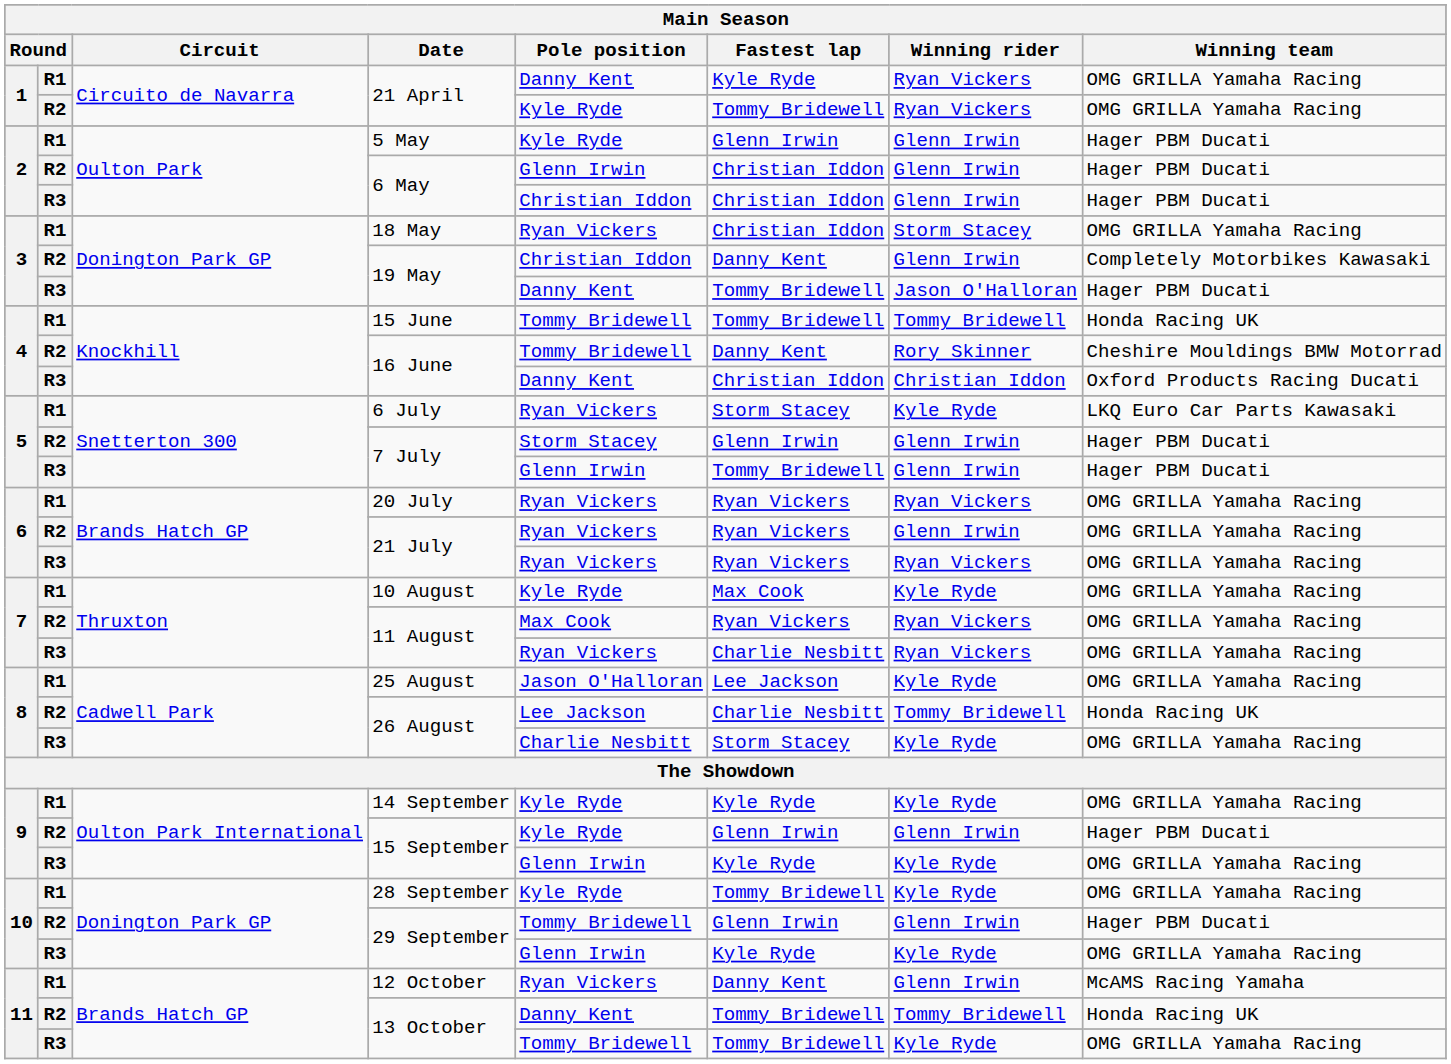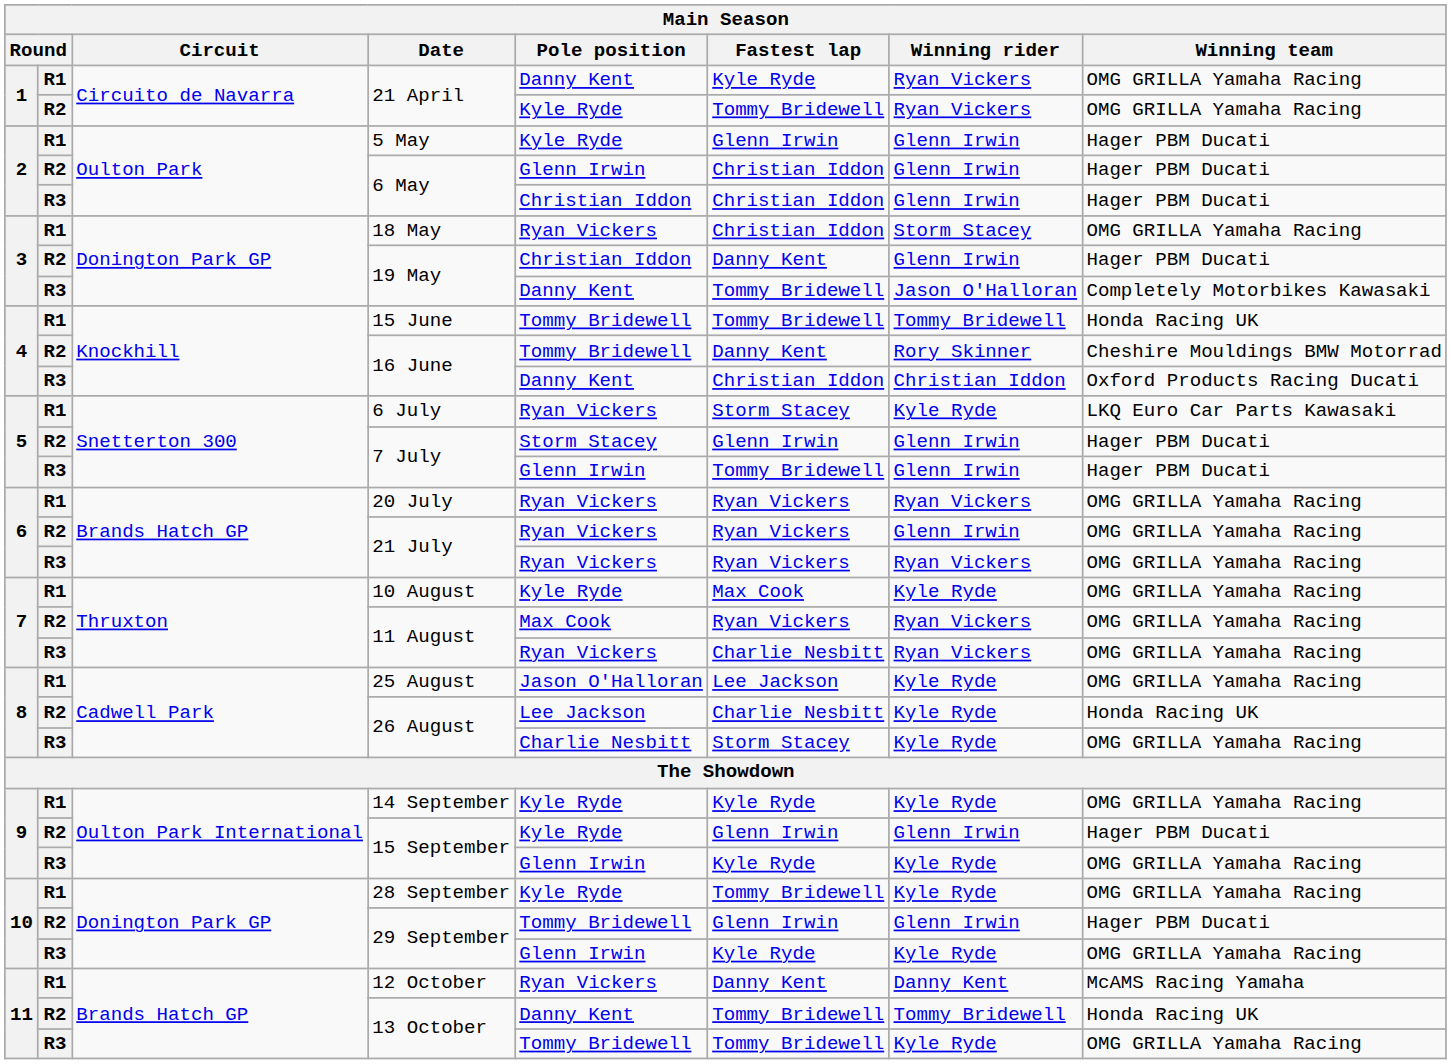(1259, 261) Completely Motorbikes Kawasaki -> (1178, 261) Hager PBM Ducati
(1178, 291) Hager PBM Ducati -> (1259, 291) Completely Motorbikes Kawasaki
(980, 713) Tommy Bridewell -> (945, 713) Kyle Ryde
(957, 984) Glenn Irwin -> (951, 984) Danny Kent
